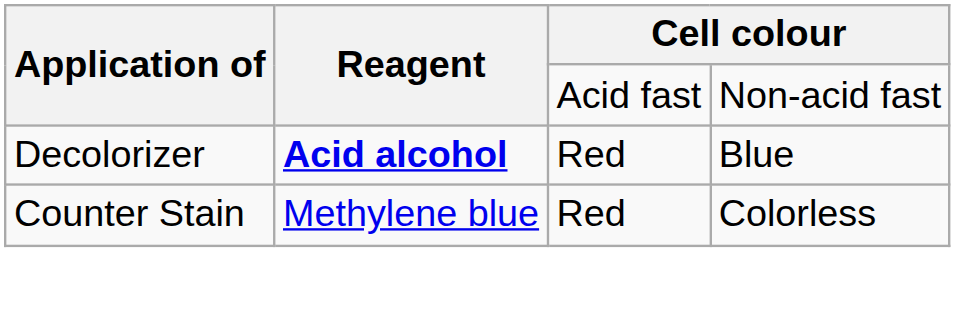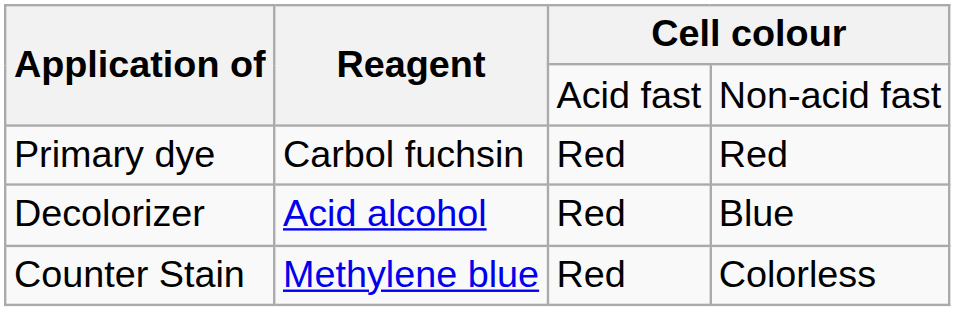+ row: (115, 154)
(395, 154) bold -> (385, 214) normal
